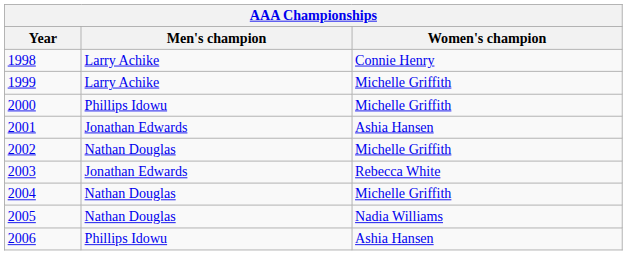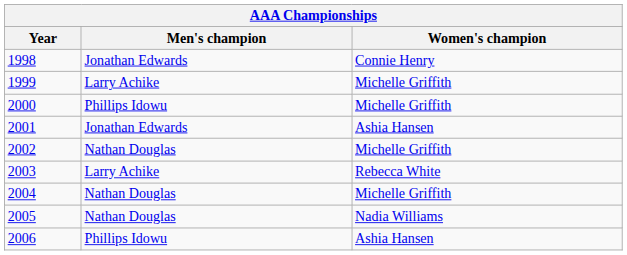(122, 60) Larry Achike -> (136, 60) Jonathan Edwards
(136, 171) Jonathan Edwards -> (122, 171) Larry Achike
